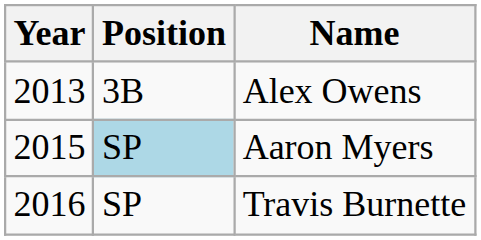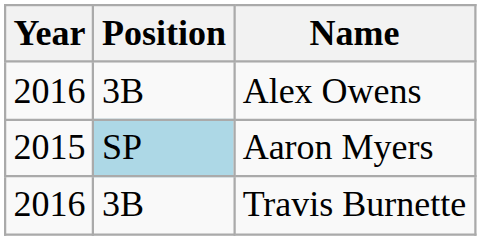(49, 90) 2013 -> (49, 90) 2016
(122, 204) SP -> (123, 204) 3B
